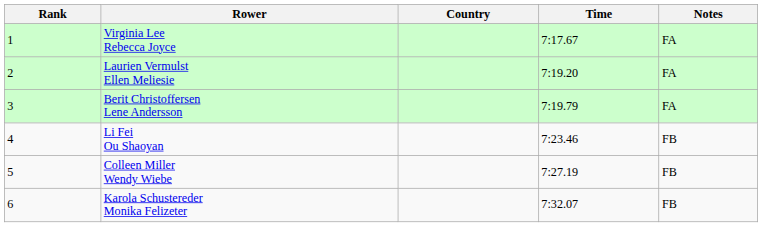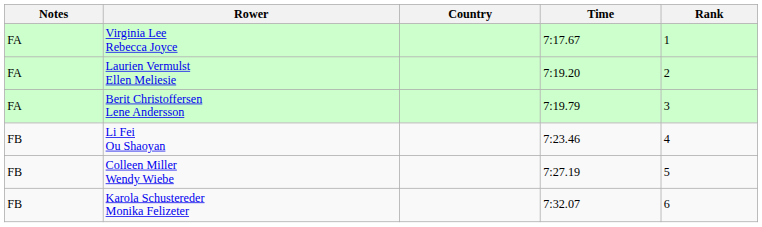columns swapped: (53, 14) <-> (708, 14)
